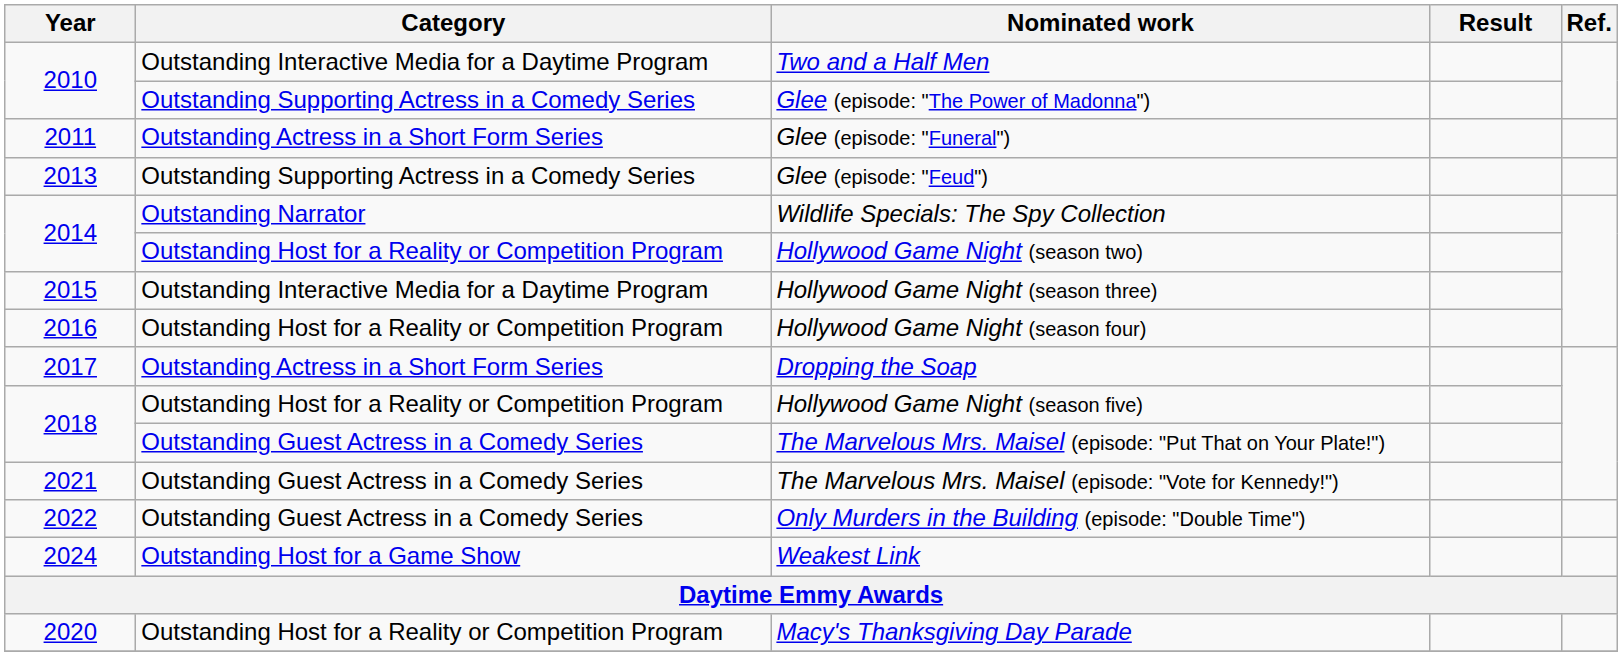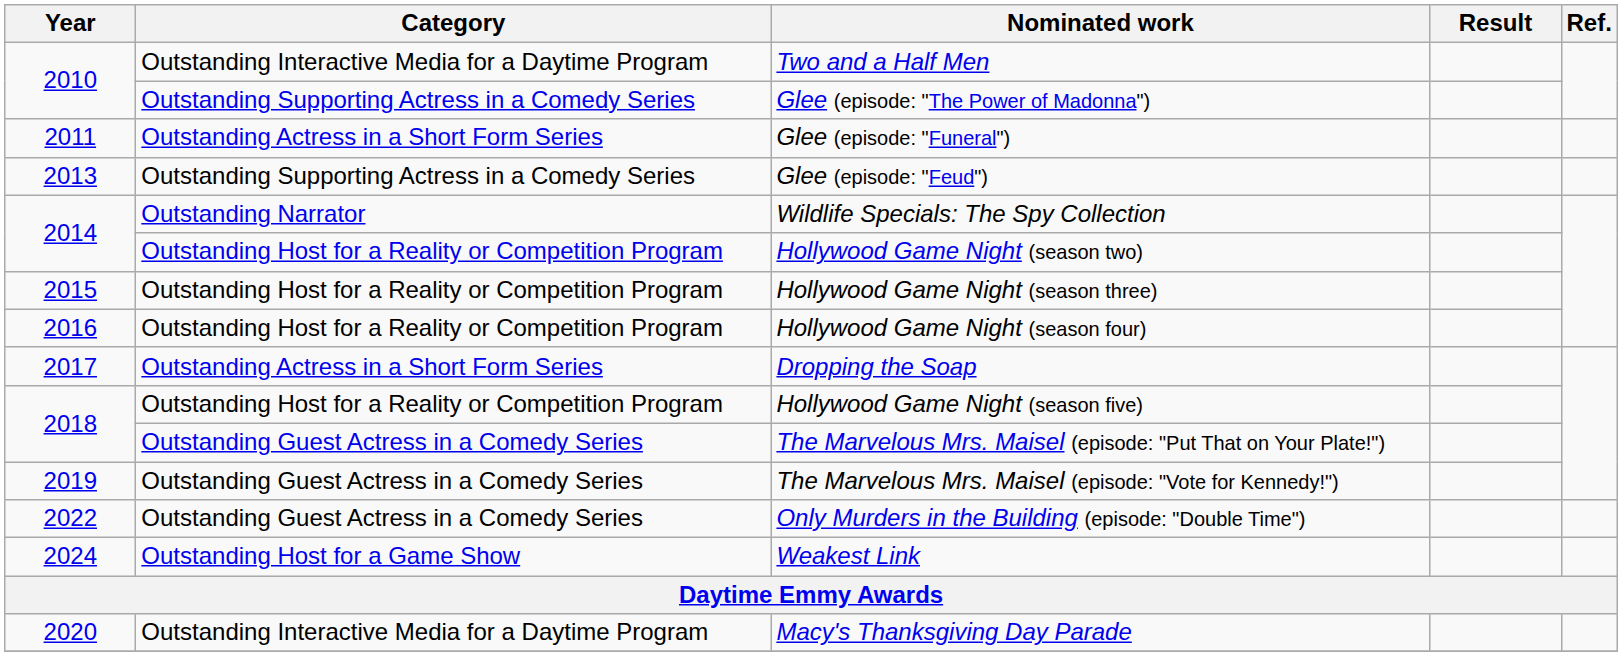(425, 289) Outstanding Interactive Media for a Daytime Program -> (432, 289) Outstanding Host for a Reality or Competition Program
(70, 480) 2021 -> (70, 480) 2019
(432, 632) Outstanding Host for a Reality or Competition Program -> (425, 632) Outstanding Interactive Media for a Daytime Program
